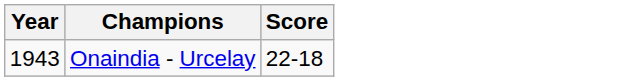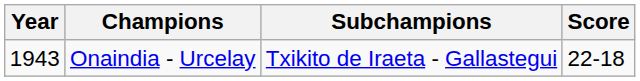+ column: (412, 22)
